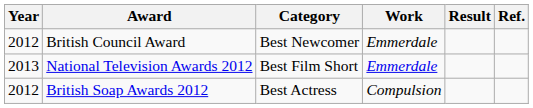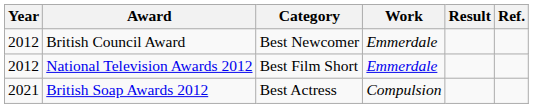(24, 66) 2013 -> (24, 66) 2012
(24, 90) 2012 -> (24, 90) 2021
